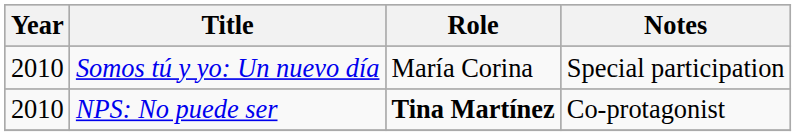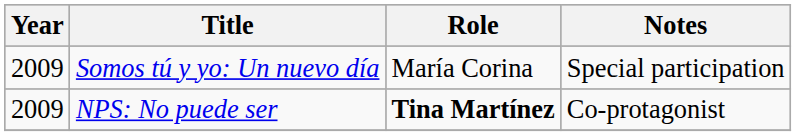(37, 67) 2010 -> (37, 67) 2009
(37, 109) 2010 -> (37, 109) 2009
